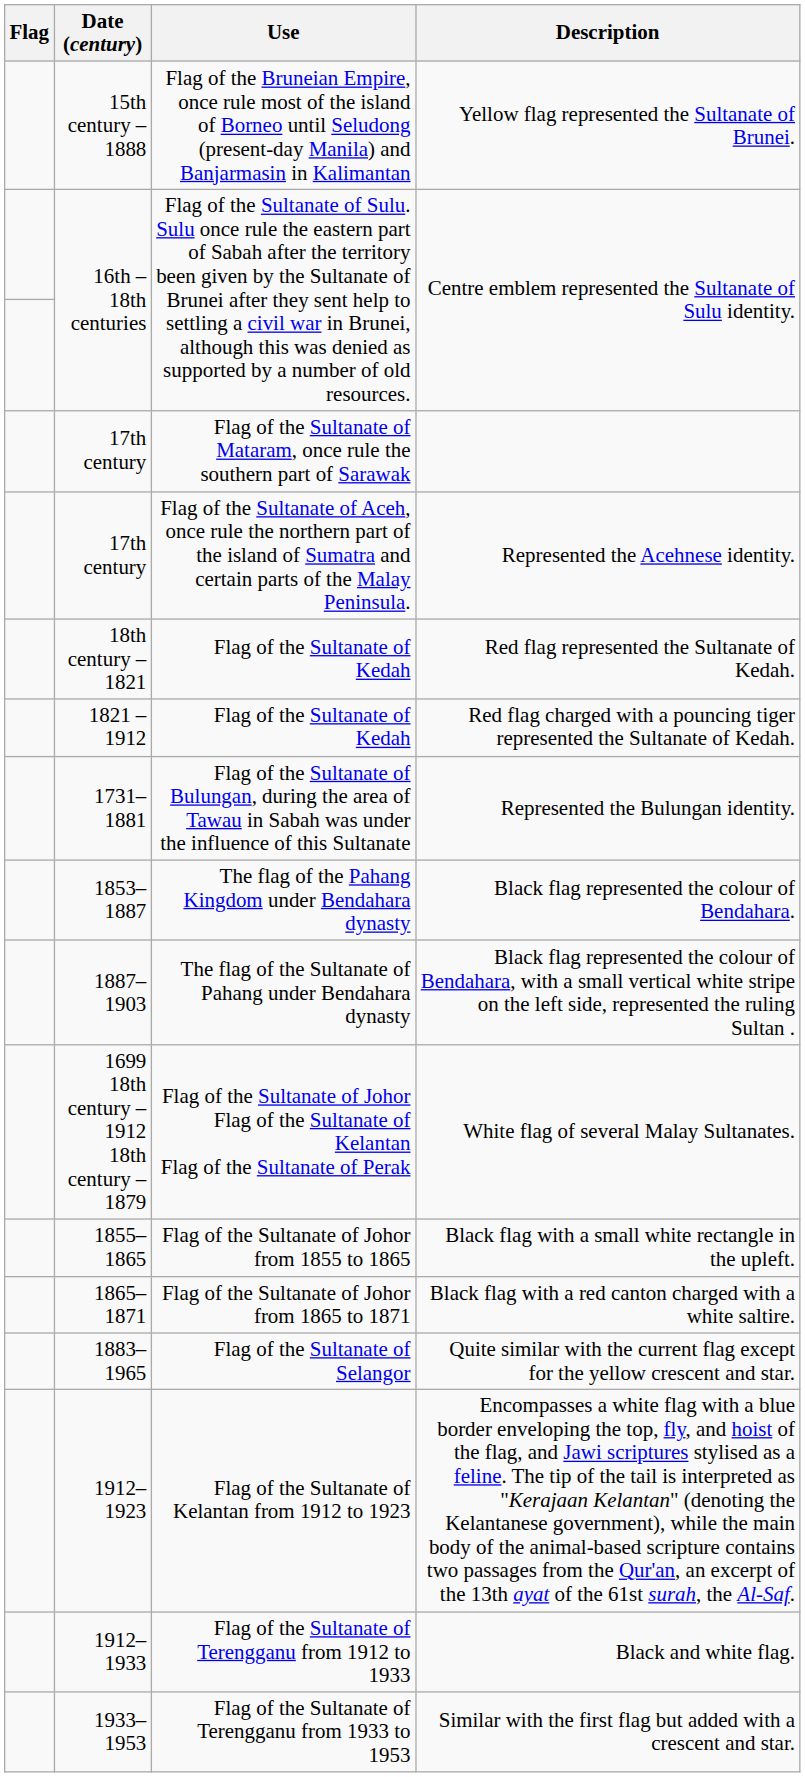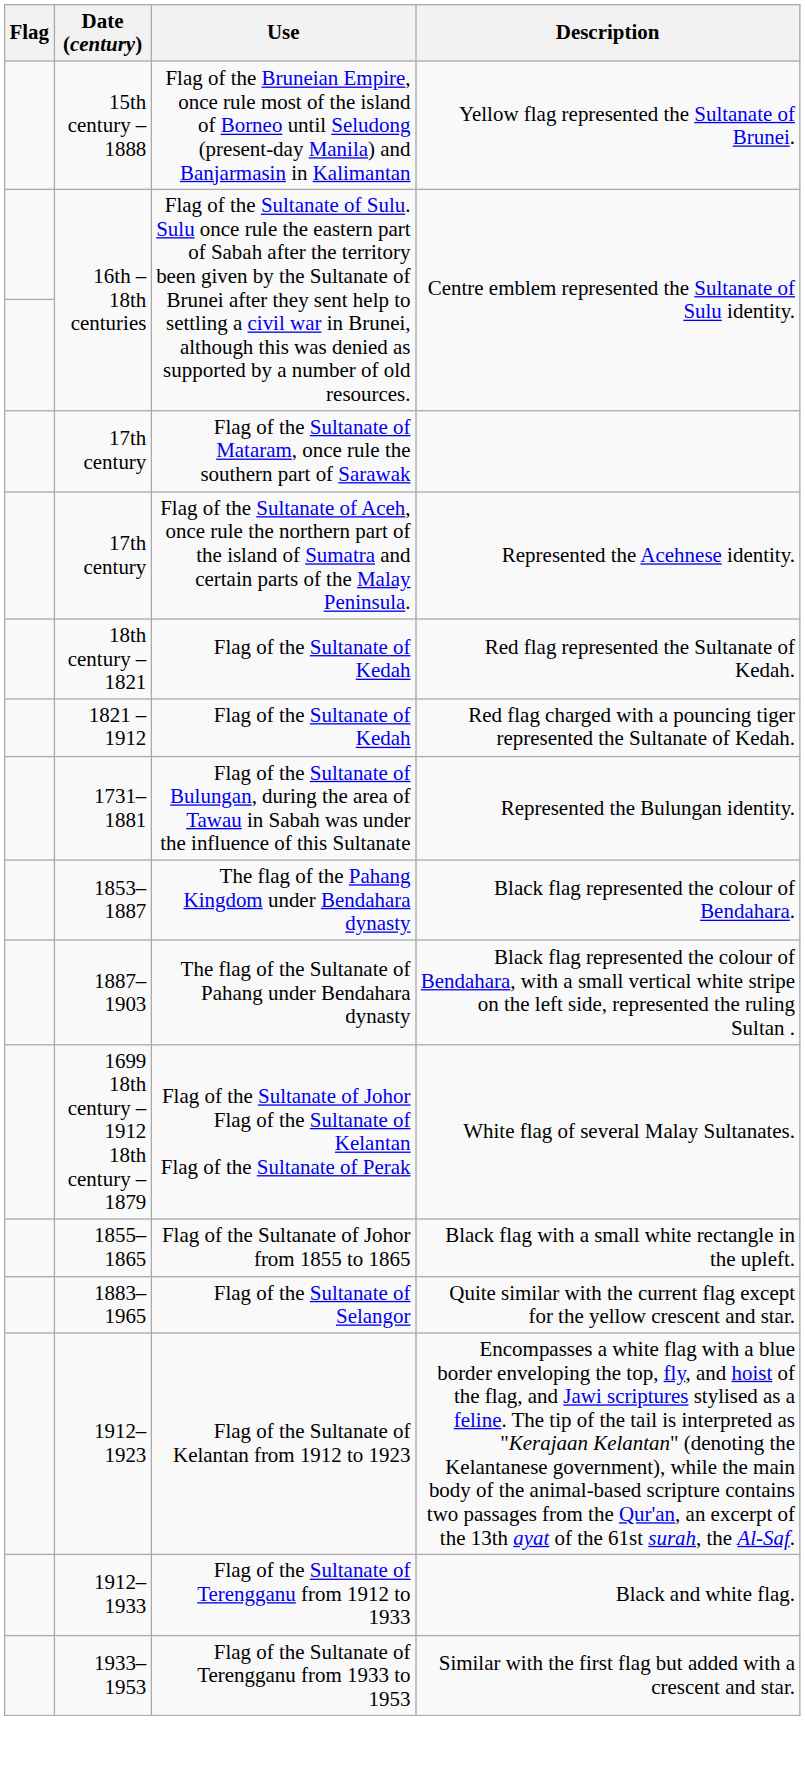- row: (120, 1304)
